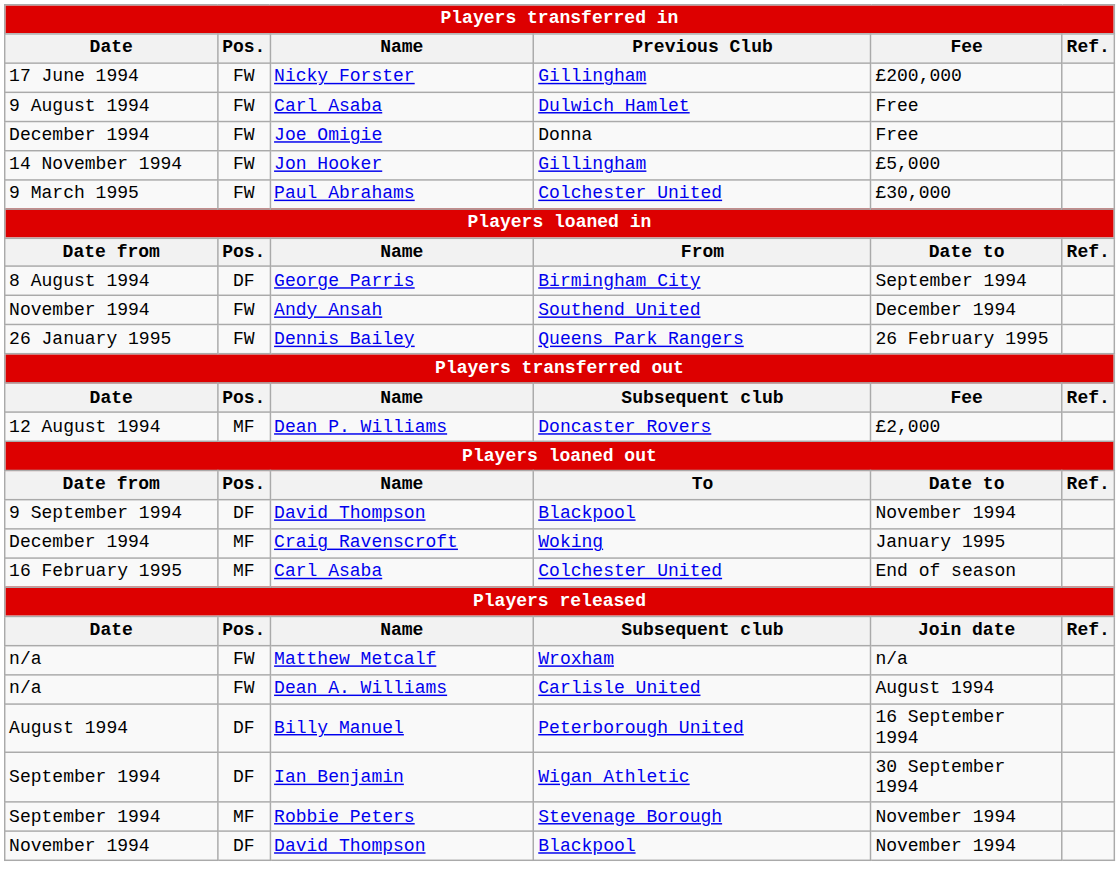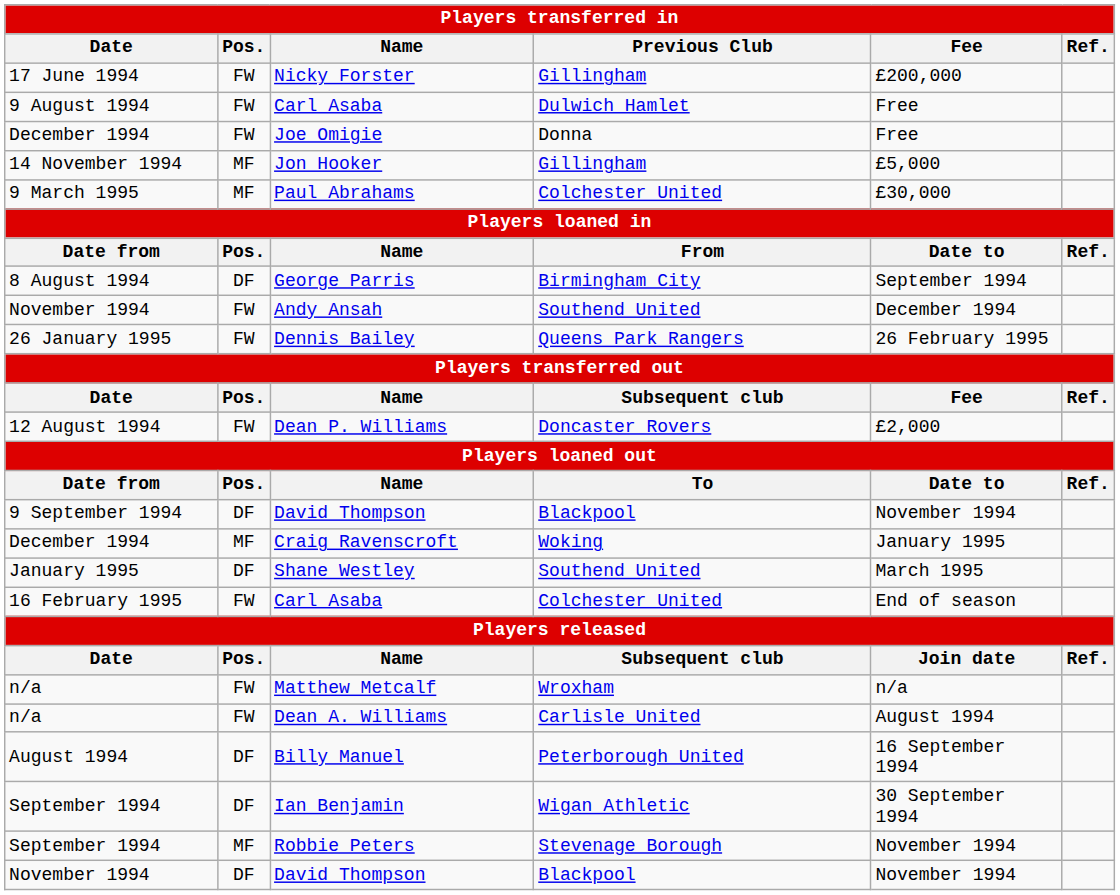(244, 165) FW -> (244, 165) MF
(244, 194) FW -> (244, 194) MF
(244, 427) MF -> (244, 427) FW
+ row: (74, 573)
(244, 573) MF -> (244, 602) FW
